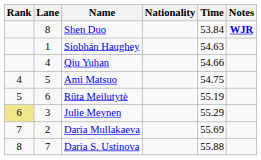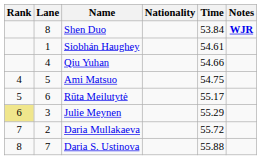(212, 46) 54.63 -> (212, 46) 54.61
(212, 96) 55.19 -> (212, 96) 55.17
(212, 130) 55.69 -> (212, 130) 55.72
